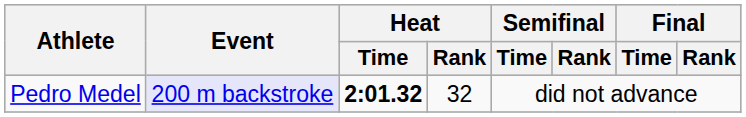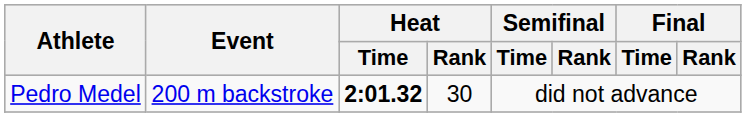(242, 94) lavender background -> (242, 94) no background
(460, 94) 32 -> (460, 94) 30
